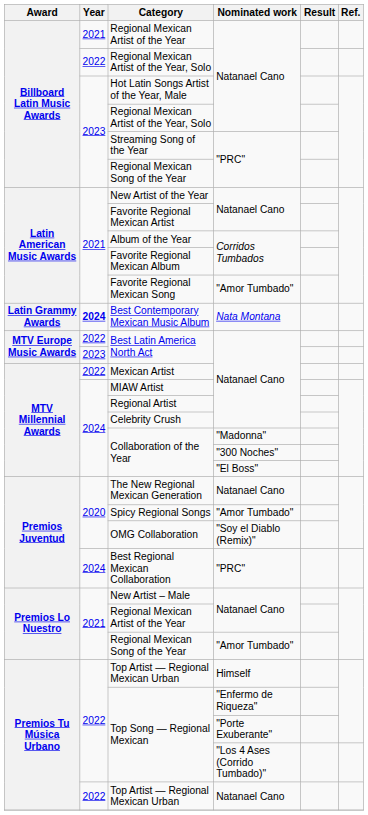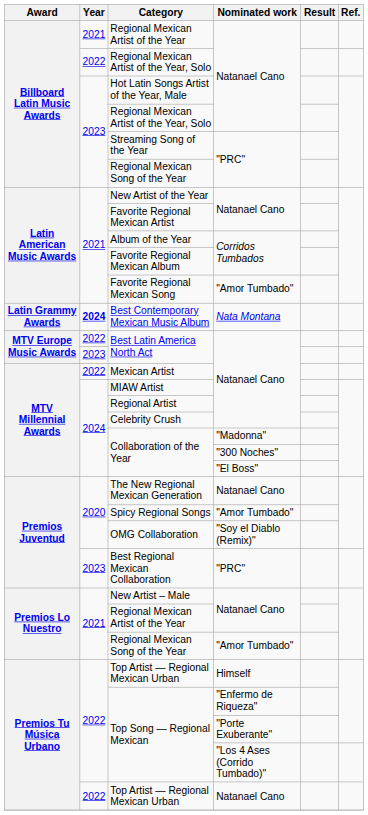(94, 568) 2024 -> (94, 568) 2023
